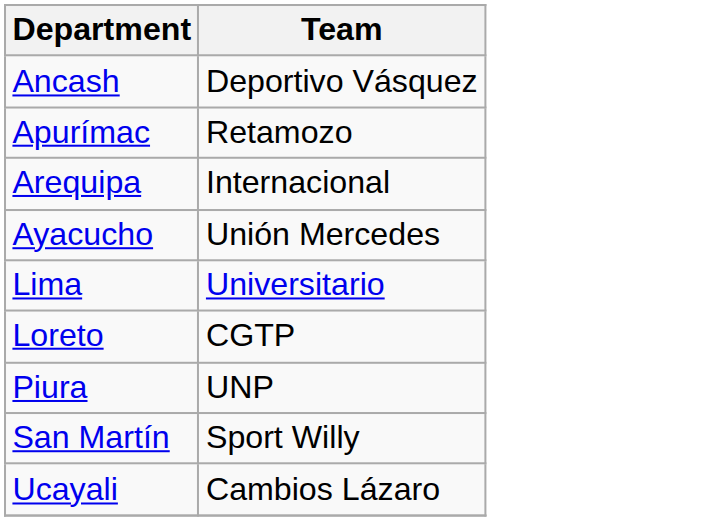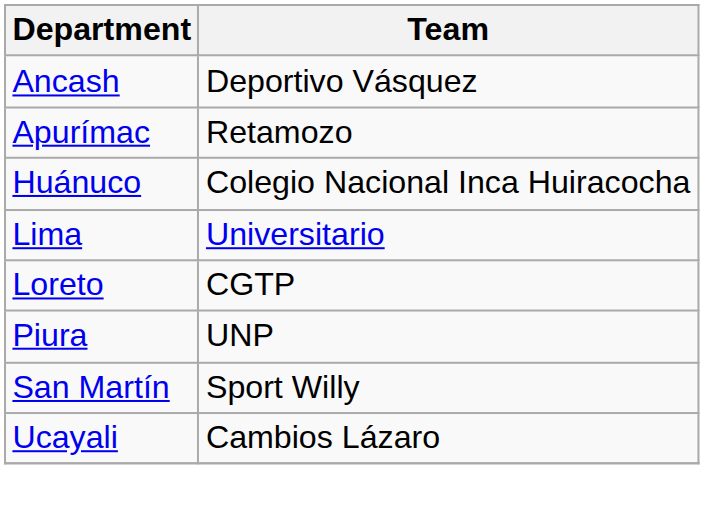- row: (77, 183)
- row: (83, 234)
+ row: (77, 183)
